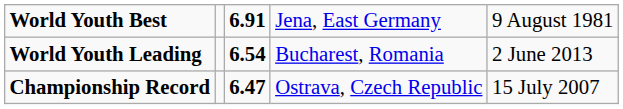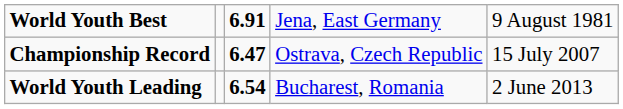rows swapped: (110, 86) <-> (106, 53)
